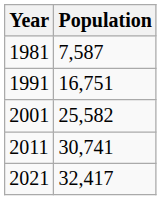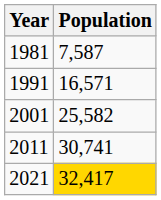(86, 83) 16,751 -> (86, 83) 16,571
(86, 178) no background -> (86, 178) gold background
